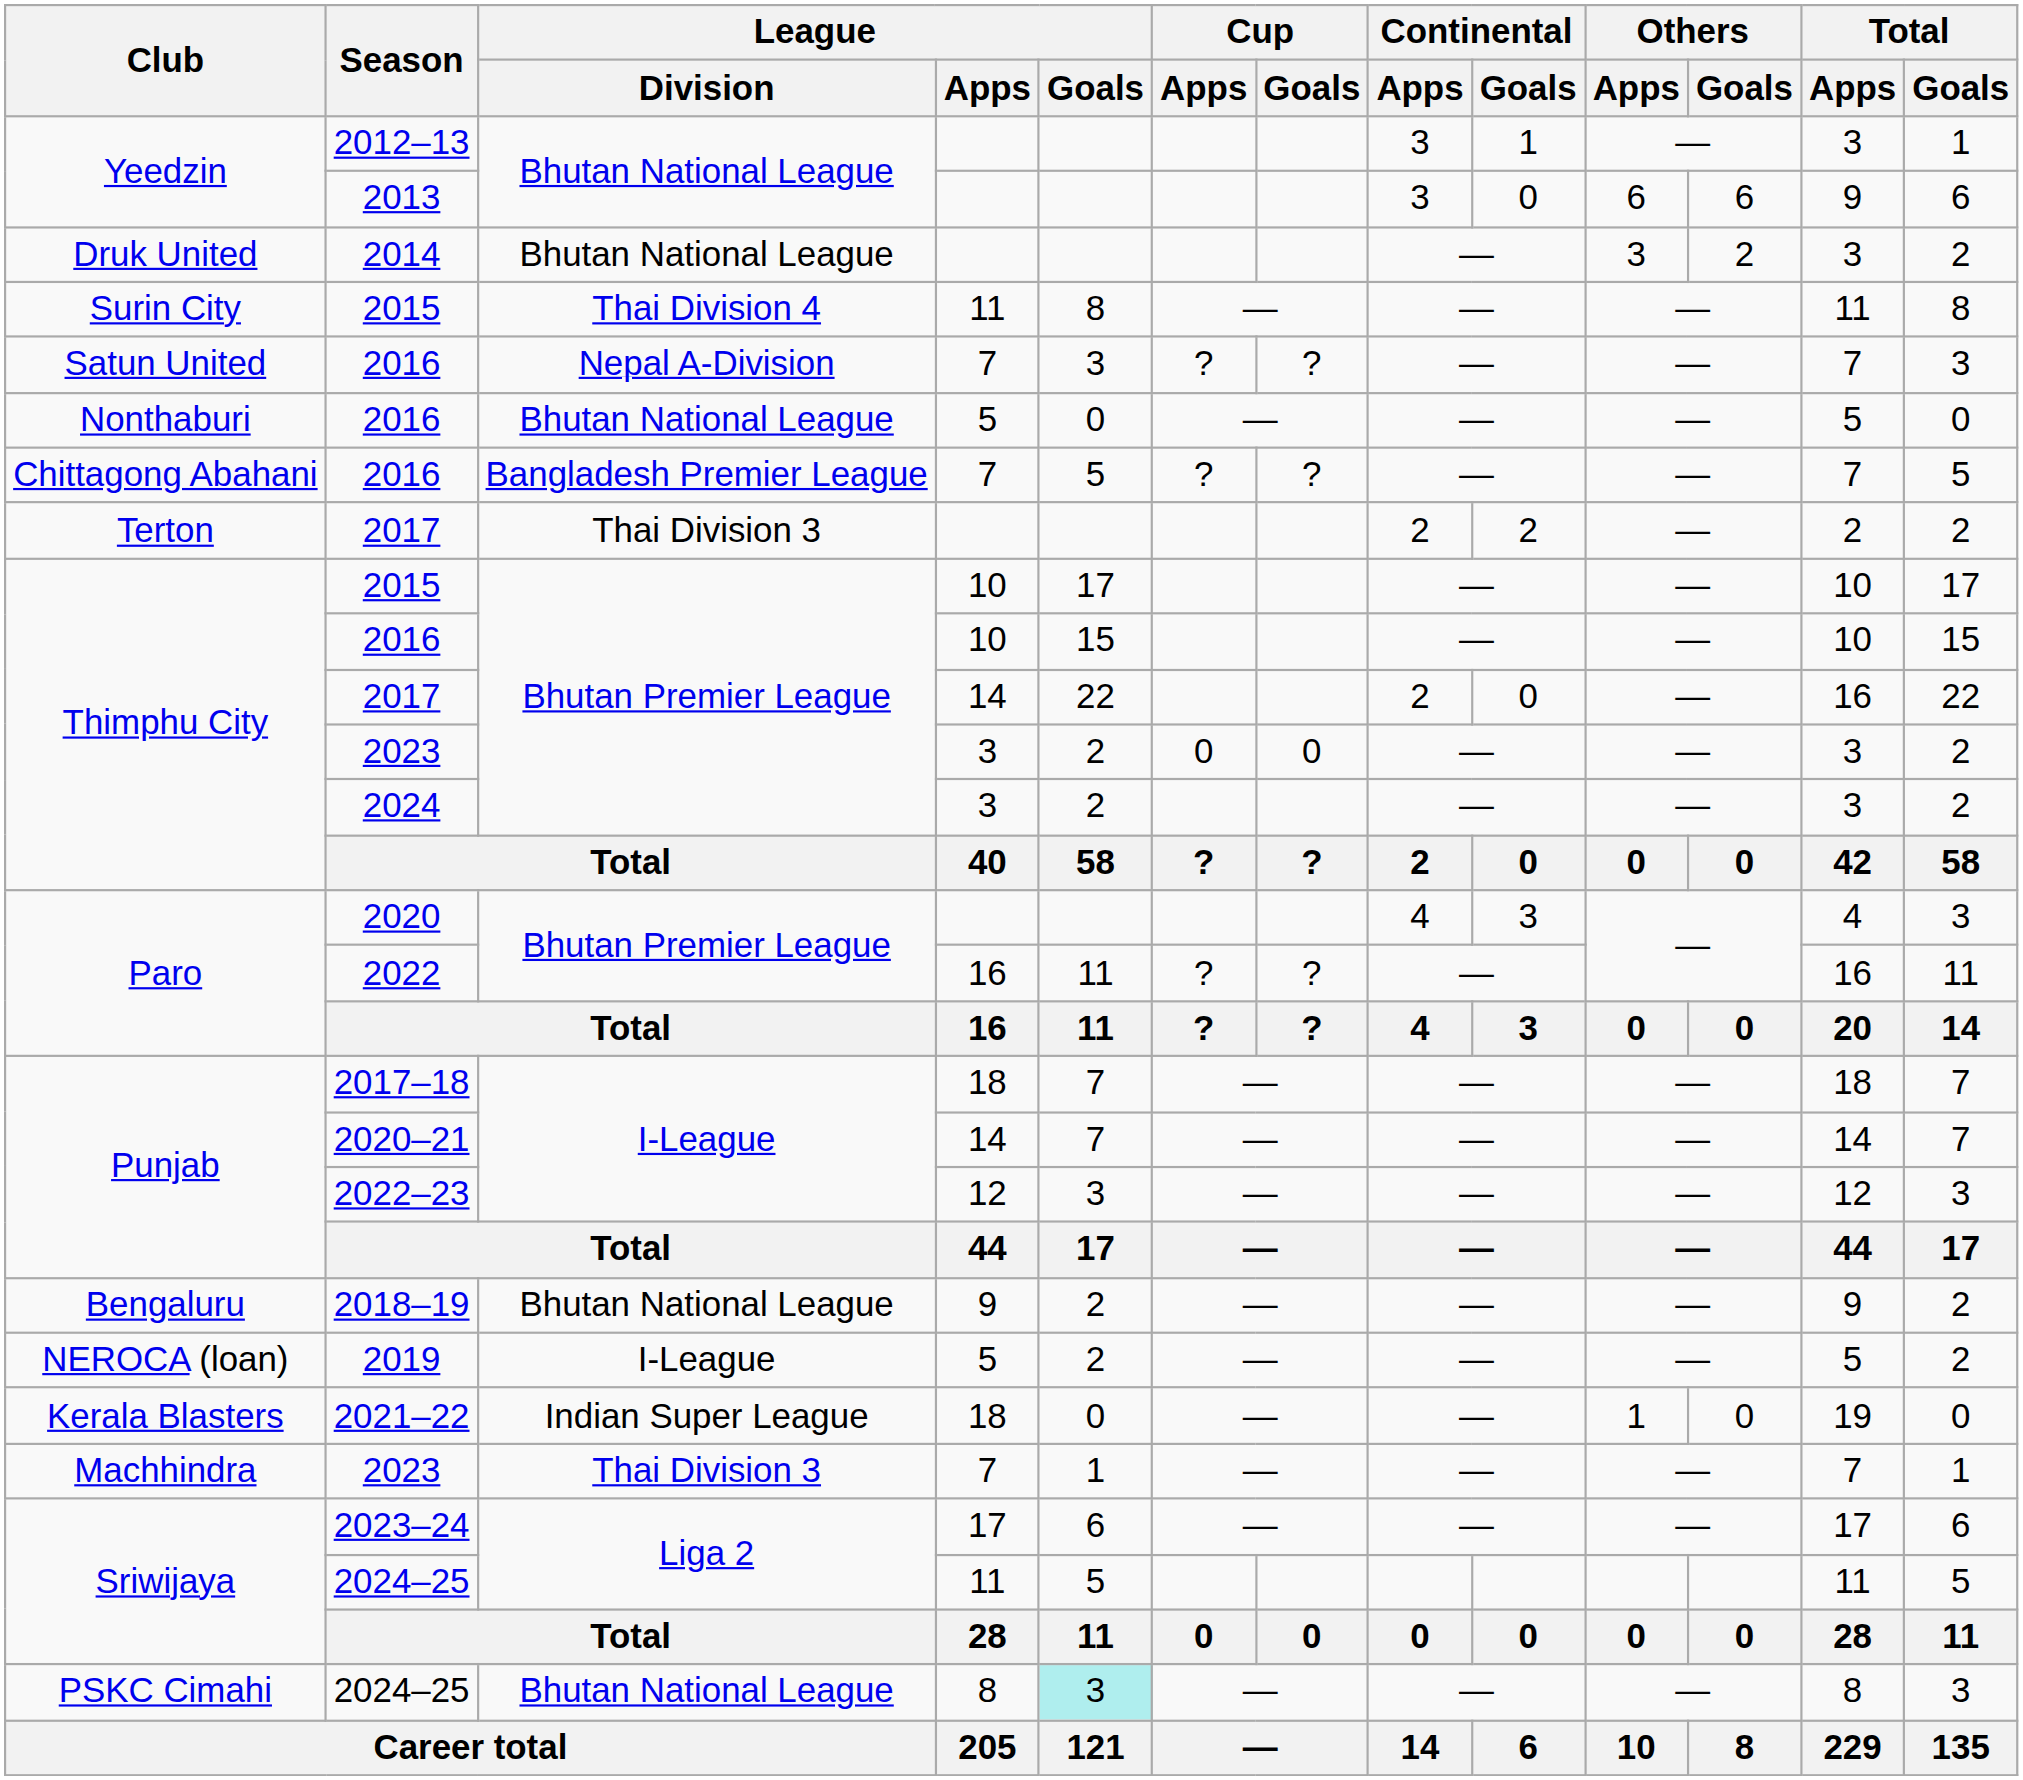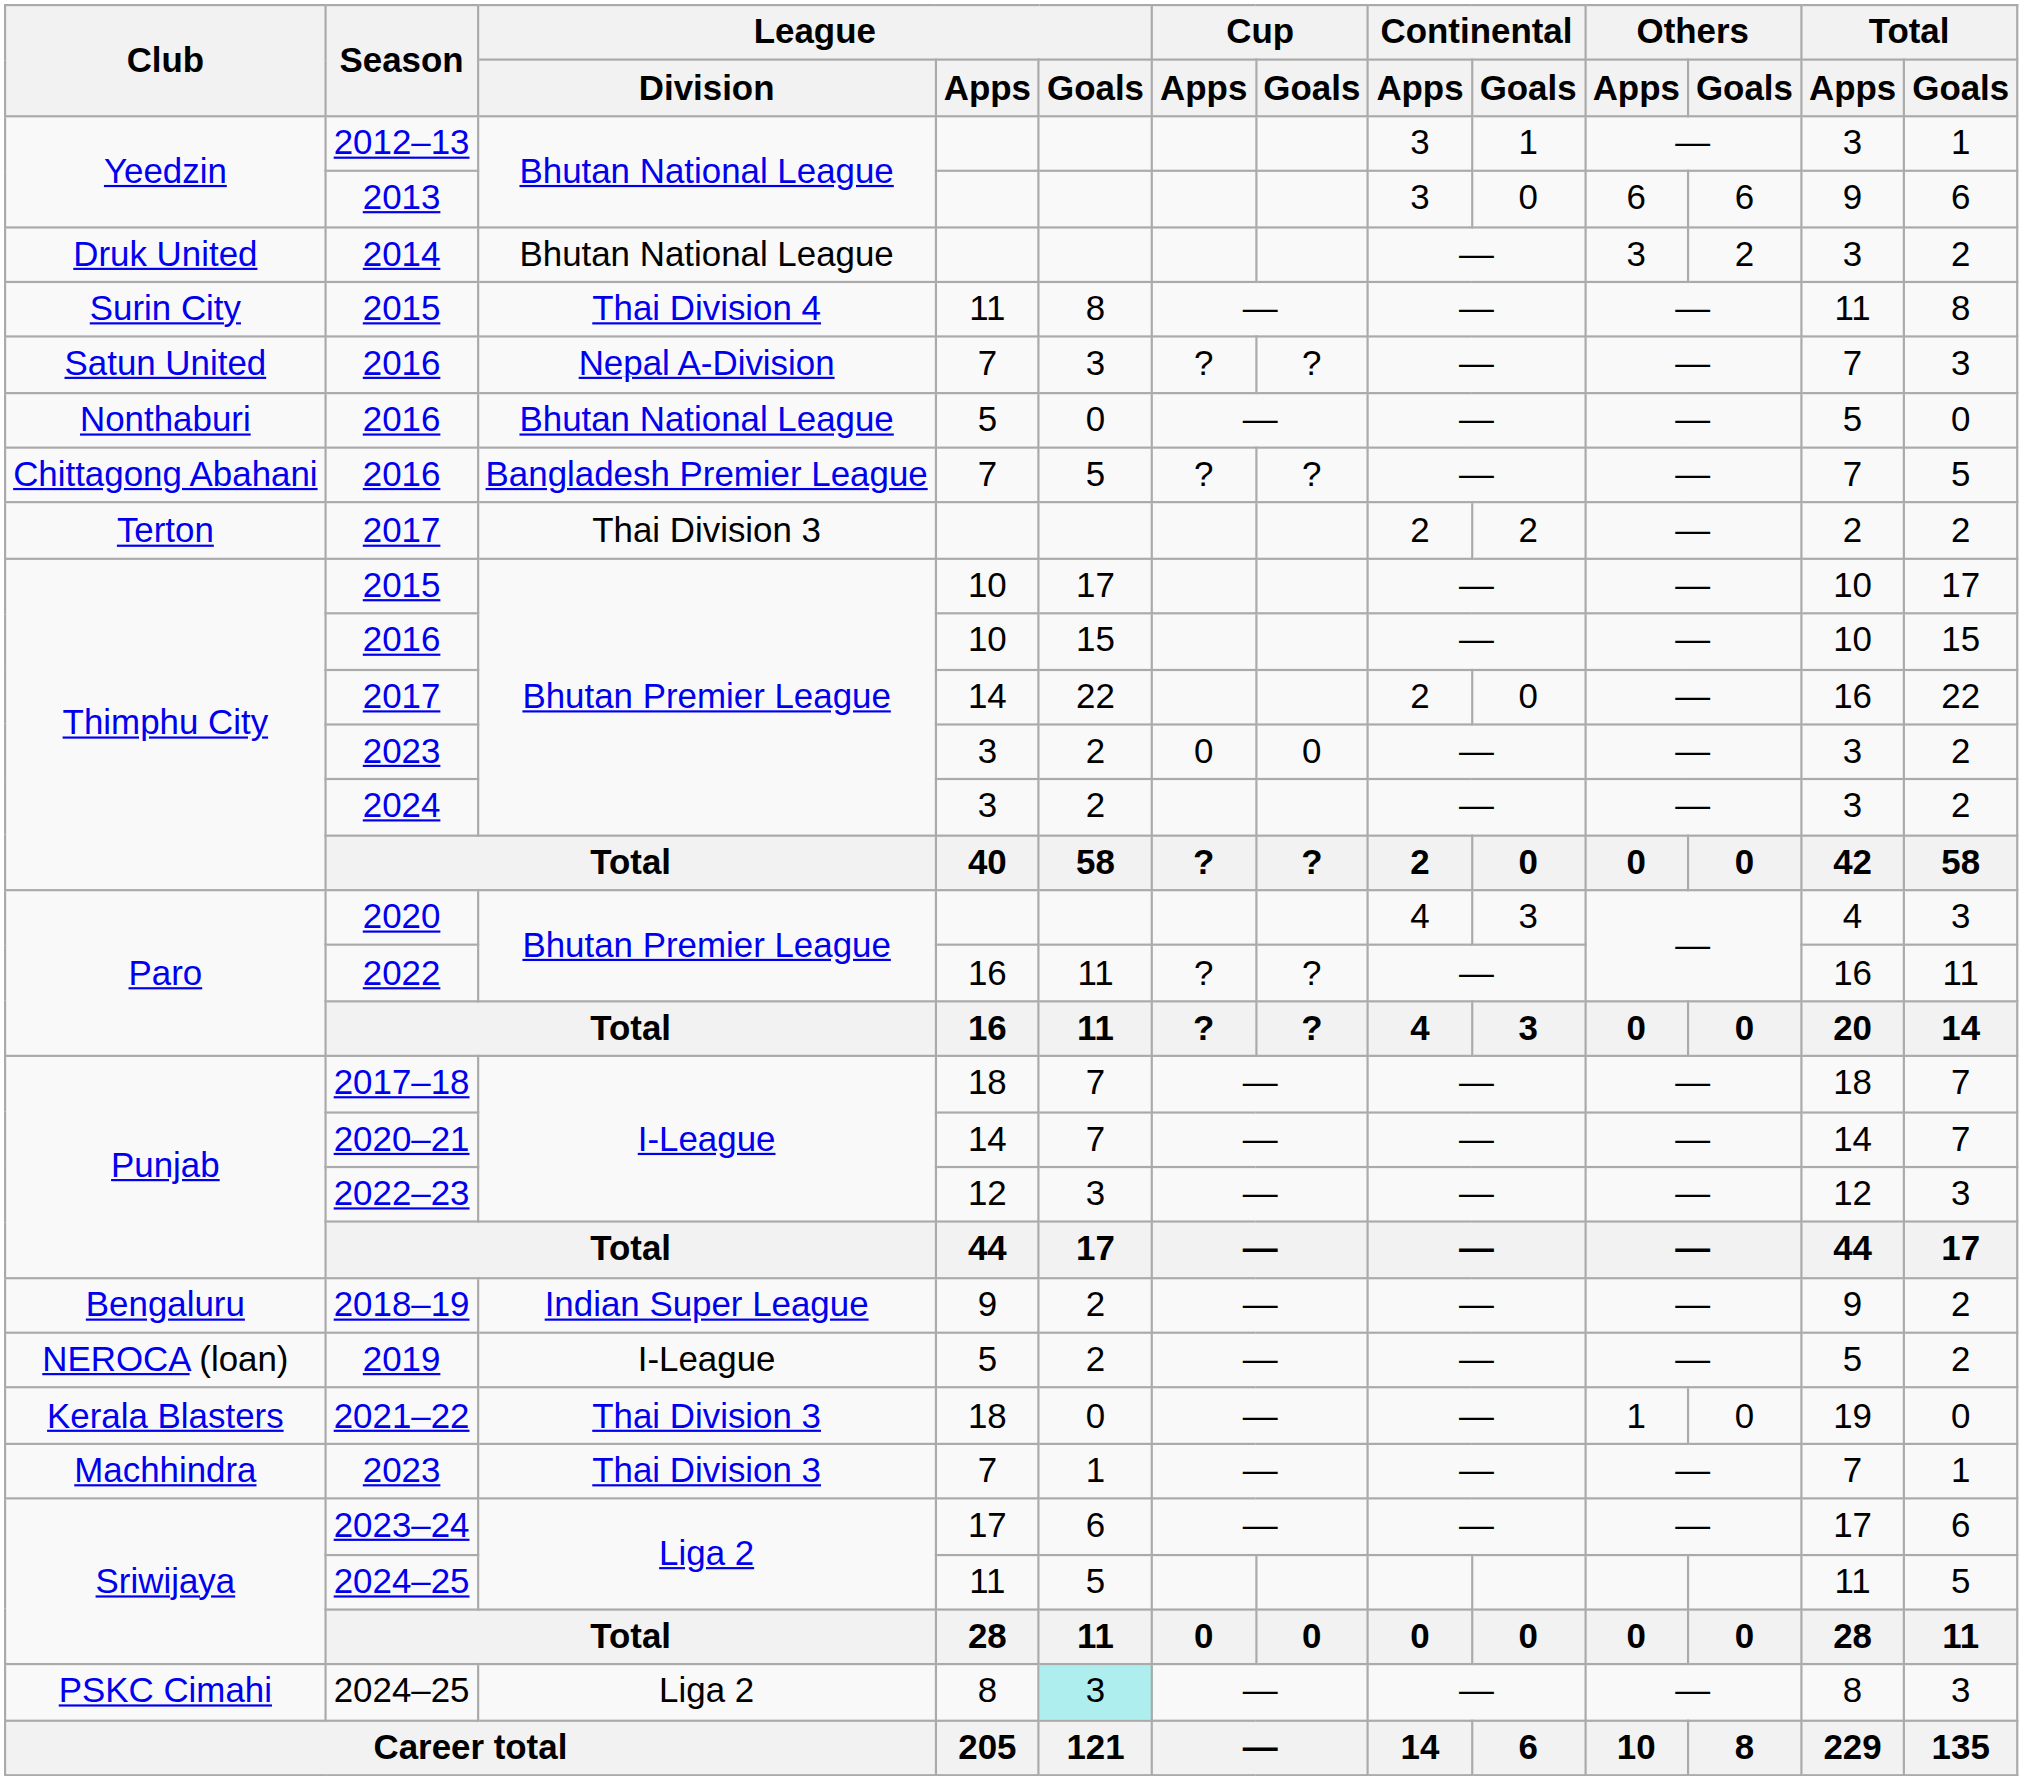(707, 1304) Bhutan National League -> (707, 1304) Indian Super League
(707, 1415) Indian Super League -> (707, 1415) Thai Division 3
(707, 1691) Bhutan National League -> (707, 1691) Liga 2
